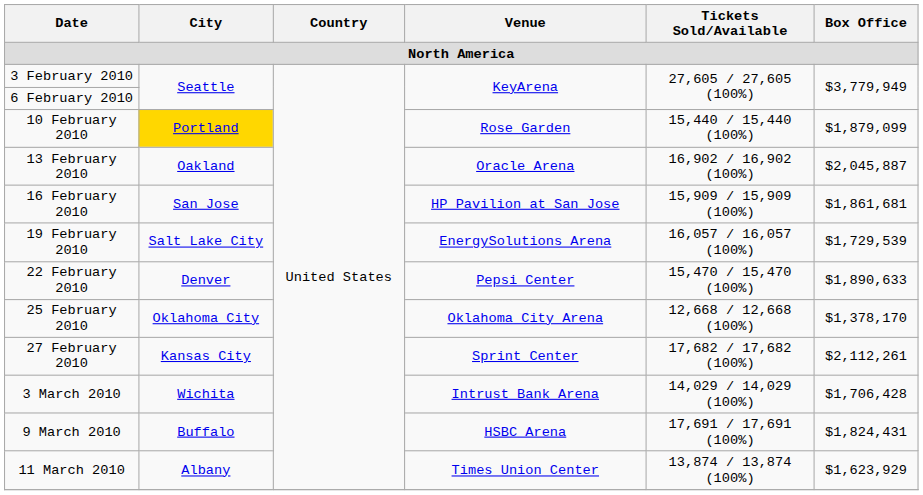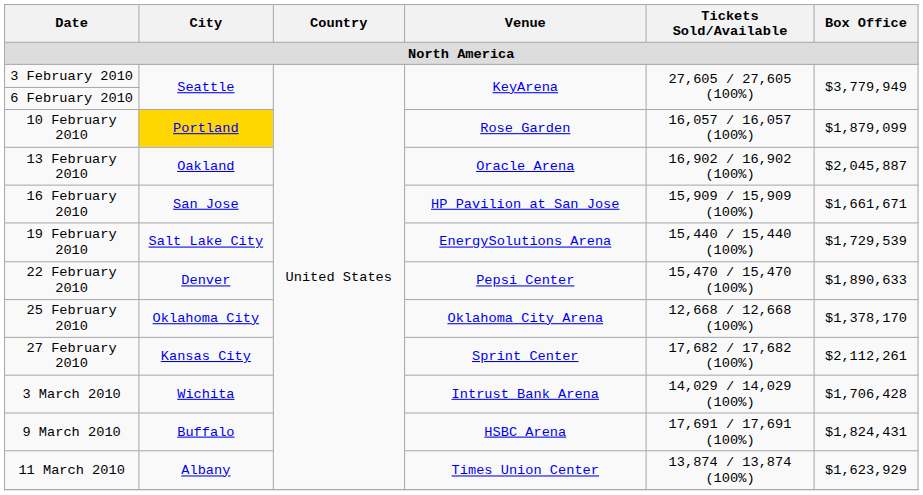(730, 128) 15,440 / 15,440 (100%) -> (730, 128) 16,057 / 16,057 (100%)
(866, 204) $1,861,681 -> (866, 204) $1,661,671
(730, 242) 16,057 / 16,057 (100%) -> (730, 242) 15,440 / 15,440 (100%)
